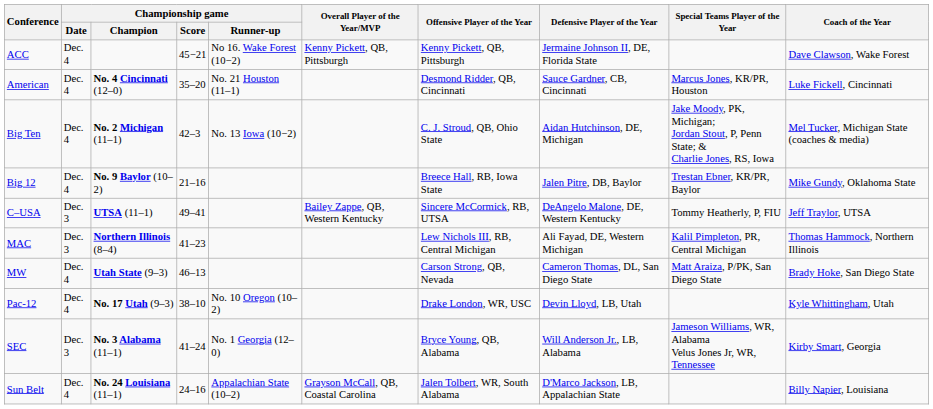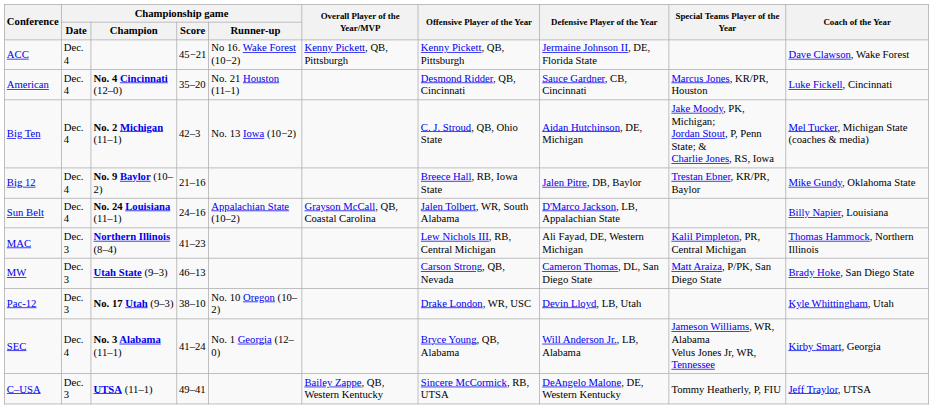rows swapped: (24, 213) <-> (25, 389)
(74, 273) Dec. 4 -> (74, 273) Dec. 3
(74, 303) Dec. 4 -> (74, 303) Dec. 3
(74, 346) Dec. 3 -> (74, 346) Dec. 4
